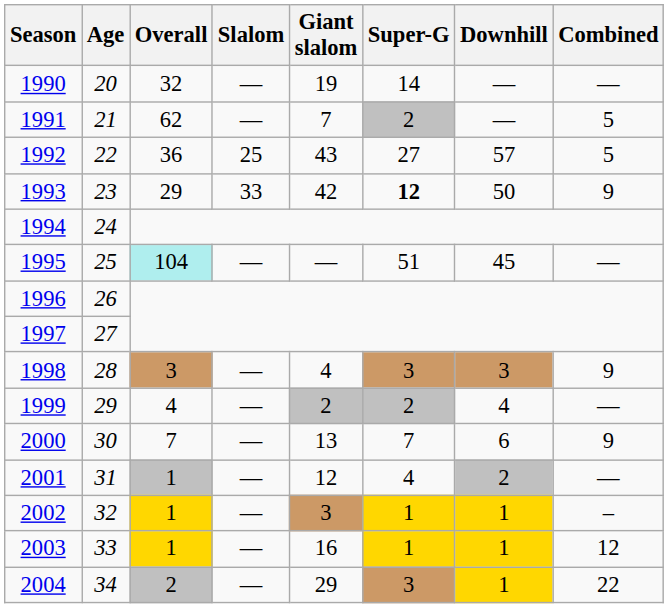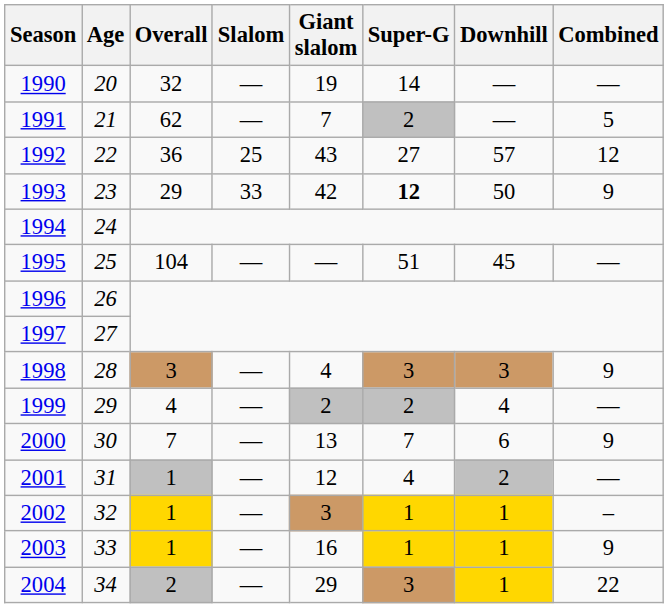(608, 155) 5 -> (608, 155) 12
(171, 262) paleturquoise background -> (171, 262) no background
(608, 548) 12 -> (608, 548) 9
